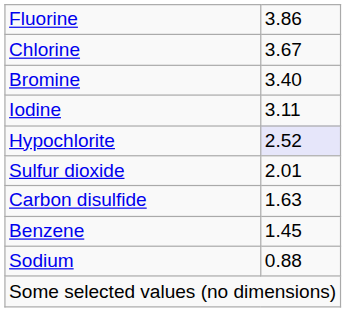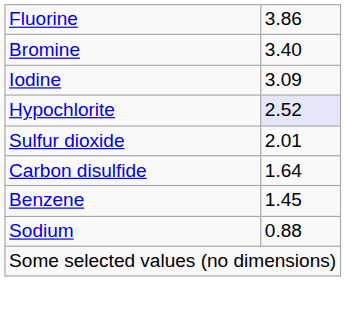- row: (45, 49)
(283, 110) 3.11 -> (283, 80) 3.09
(283, 200) 1.63 -> (283, 170) 1.64
